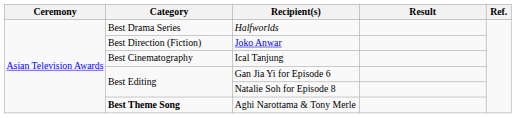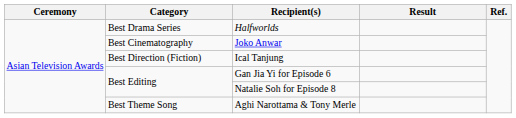(155, 43) Best Direction (Fiction) -> (150, 43) Best Cinematography
(150, 58) Best Cinematography -> (155, 58) Best Direction (Fiction)
(144, 105) bold -> (143, 105) normal
